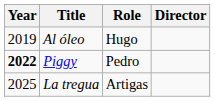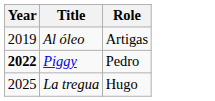- column: (181, 15)
(122, 38) Hugo -> (127, 38) Artigas
(127, 84) Artigas -> (122, 84) Hugo
